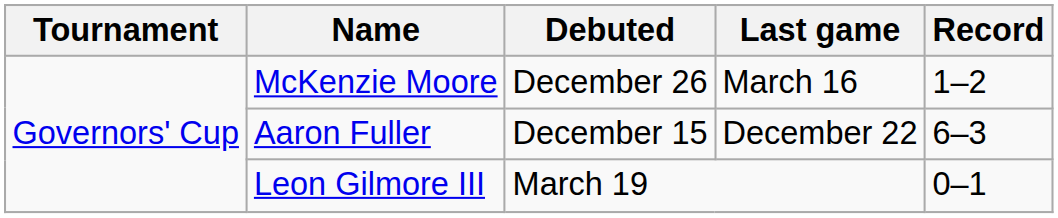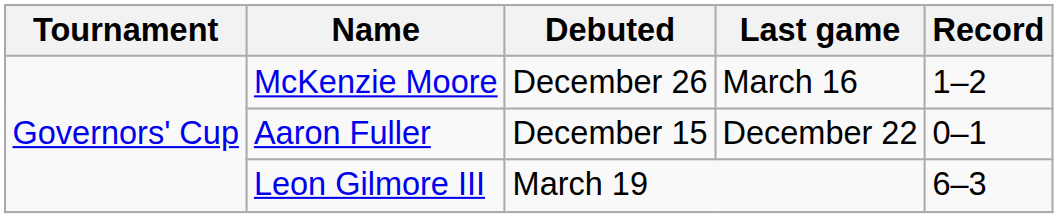(960, 133) 6–3 -> (960, 133) 0–1
(960, 184) 0–1 -> (960, 184) 6–3
